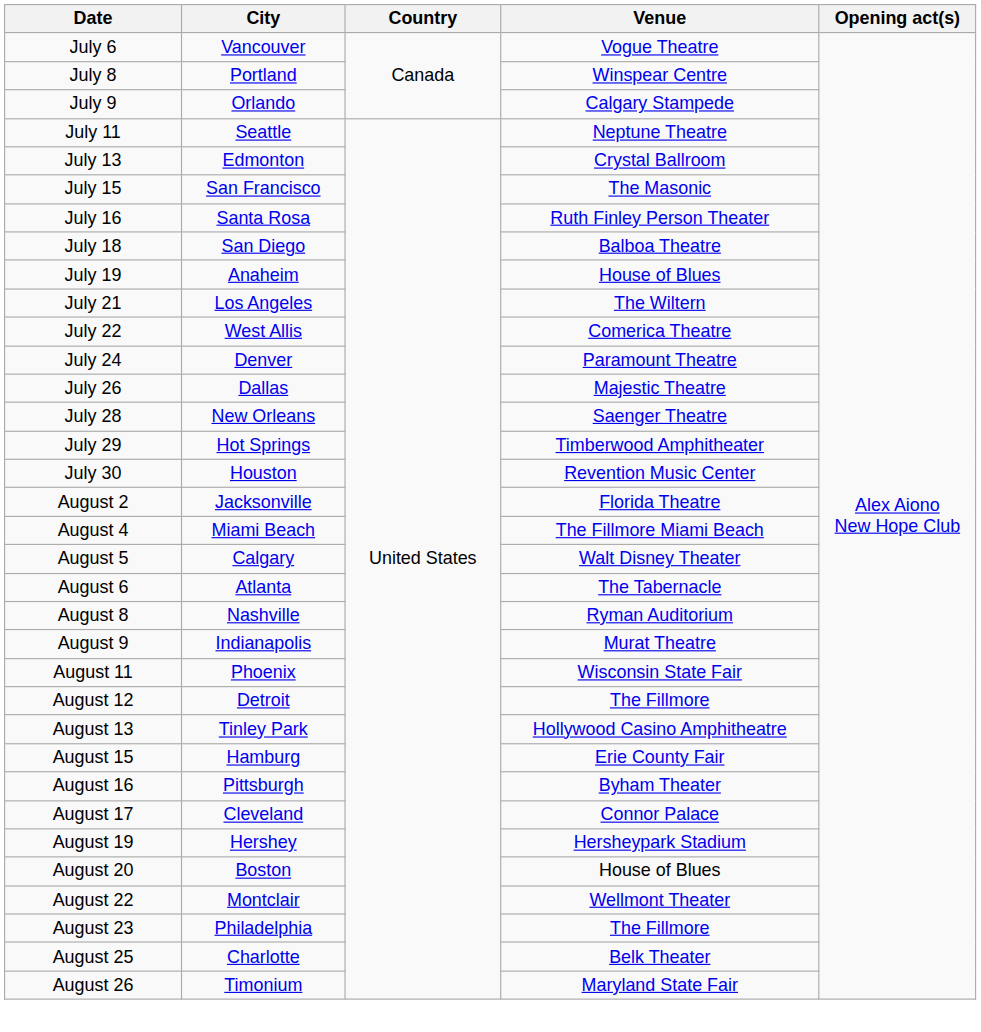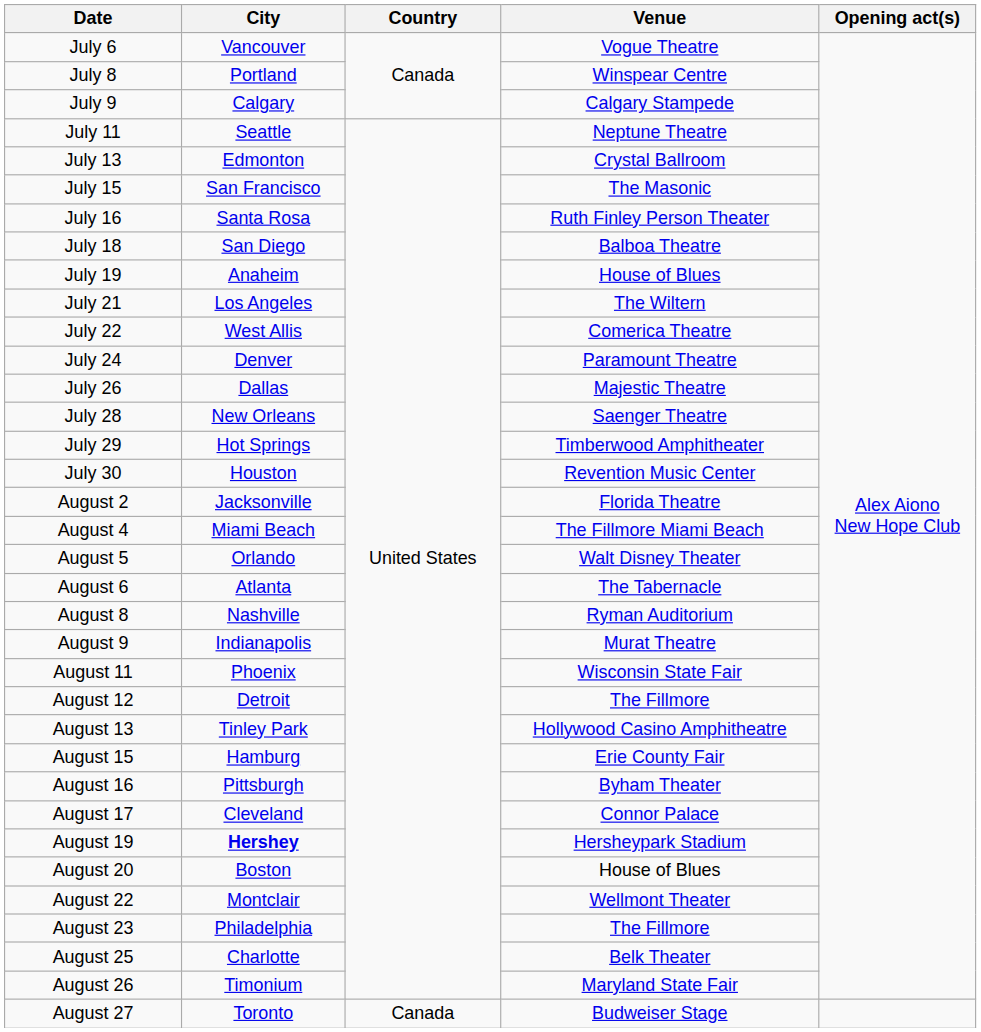(263, 103) Orlando -> (263, 103) Calgary
(263, 558) Calgary -> (263, 558) Orlando
(263, 842) normal -> (263, 842) bold
+ row: (93, 1013)
